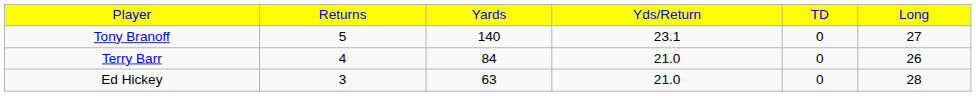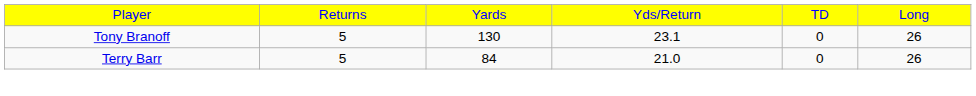(489, 36) 140 -> (489, 36) 130
(914, 36) 27 -> (914, 36) 26
(343, 58) 4 -> (343, 58) 5
- row: (132, 79)
